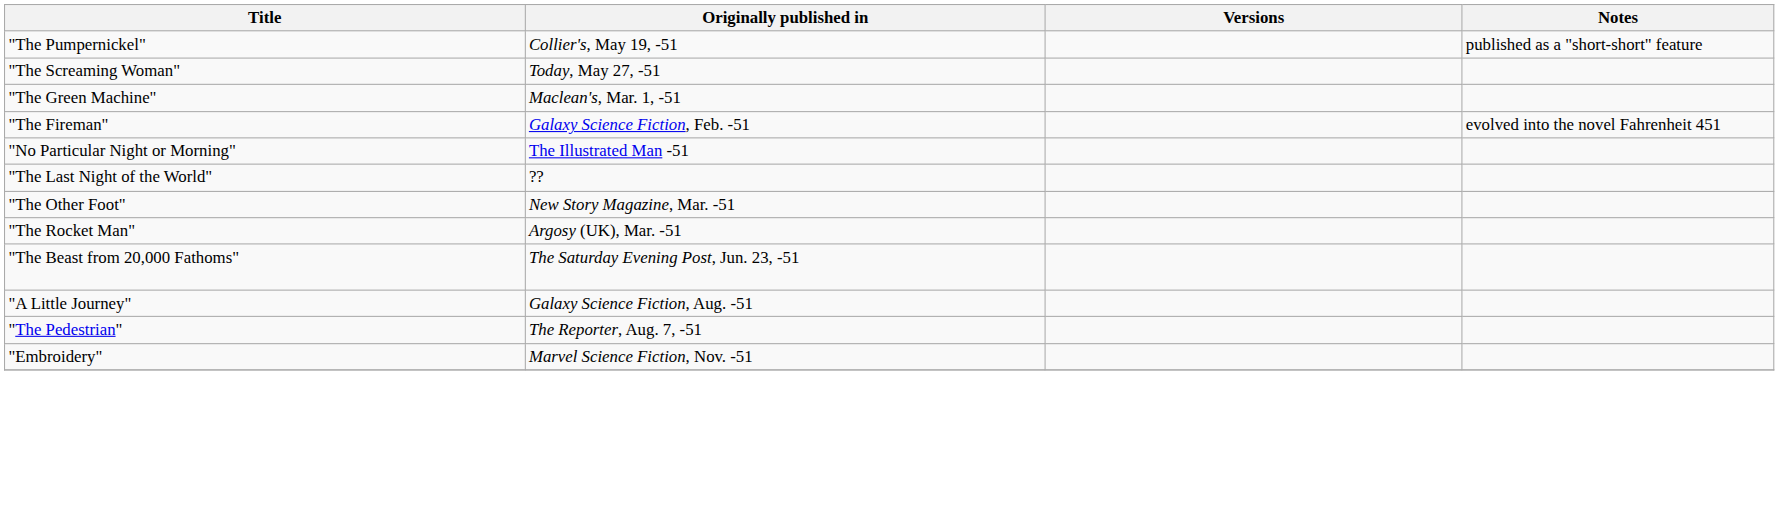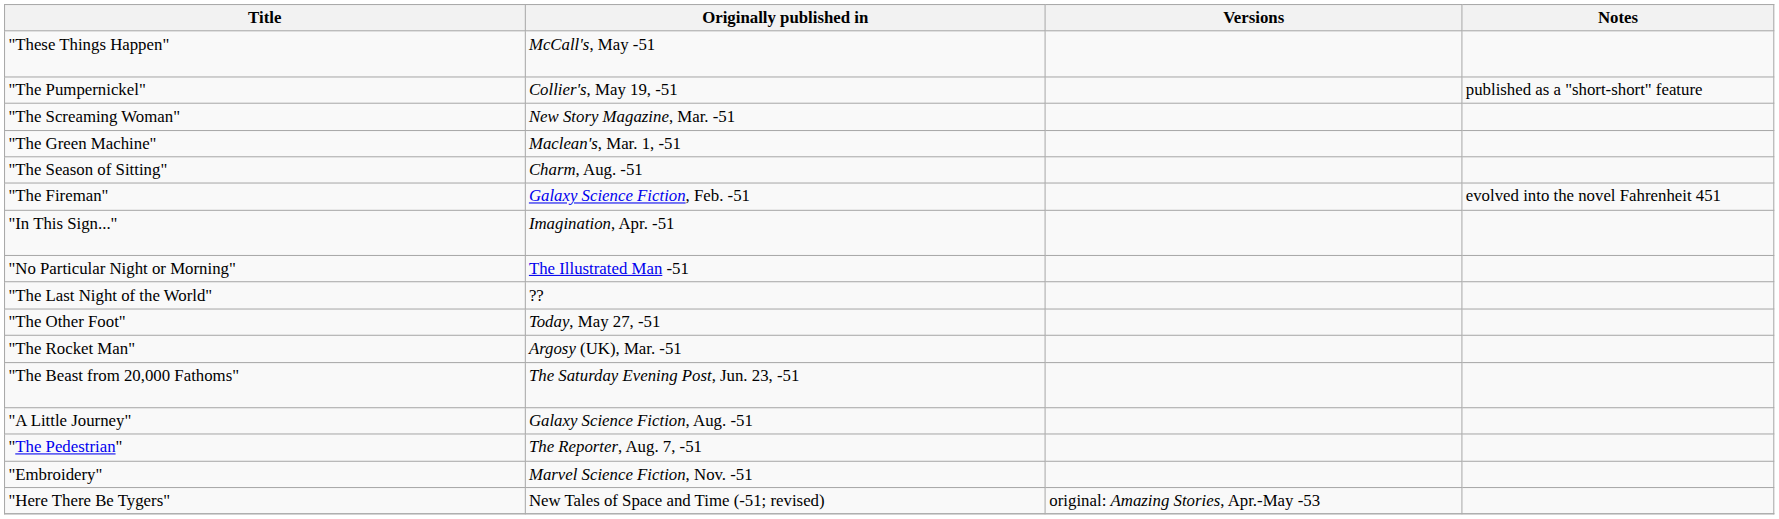+ row: (89, 44)
(595, 71) Today, May 27, -51 -> (632, 116) New Story Magazine, Mar. -51
+ row: (88, 169)
+ row: (63, 223)
(632, 204) New Story Magazine, Mar. -51 -> (595, 322) Today, May 27, -51
+ row: (89, 500)
